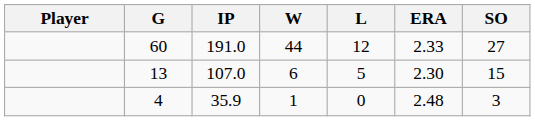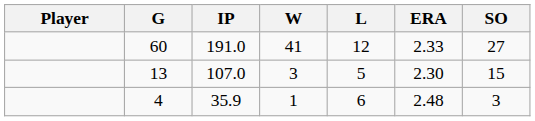(293, 45) 44 -> (293, 45) 41
(293, 73) 6 -> (293, 73) 3
(361, 101) 0 -> (361, 101) 6
